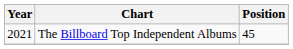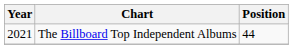(249, 34) 45 -> (249, 34) 44
